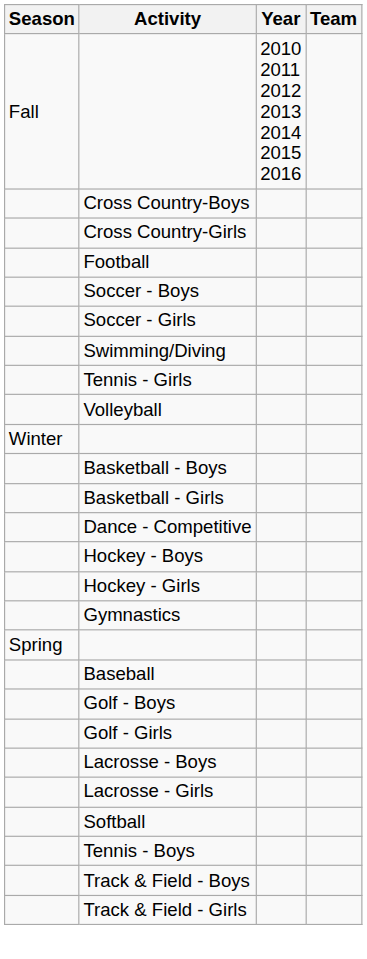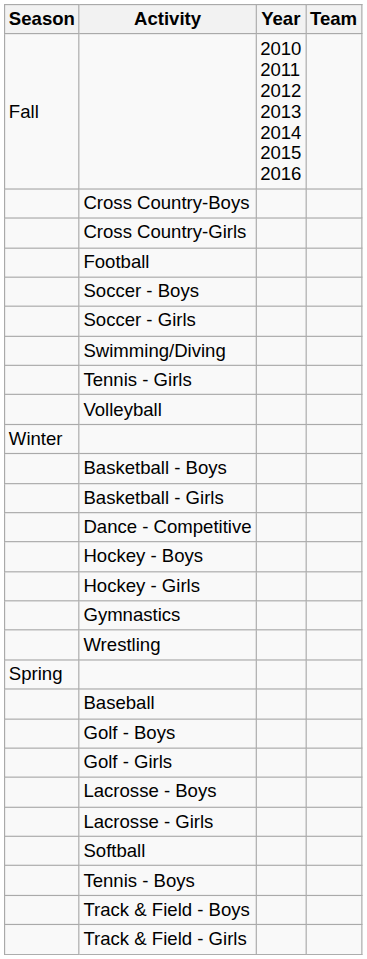+ row: (42, 645)
